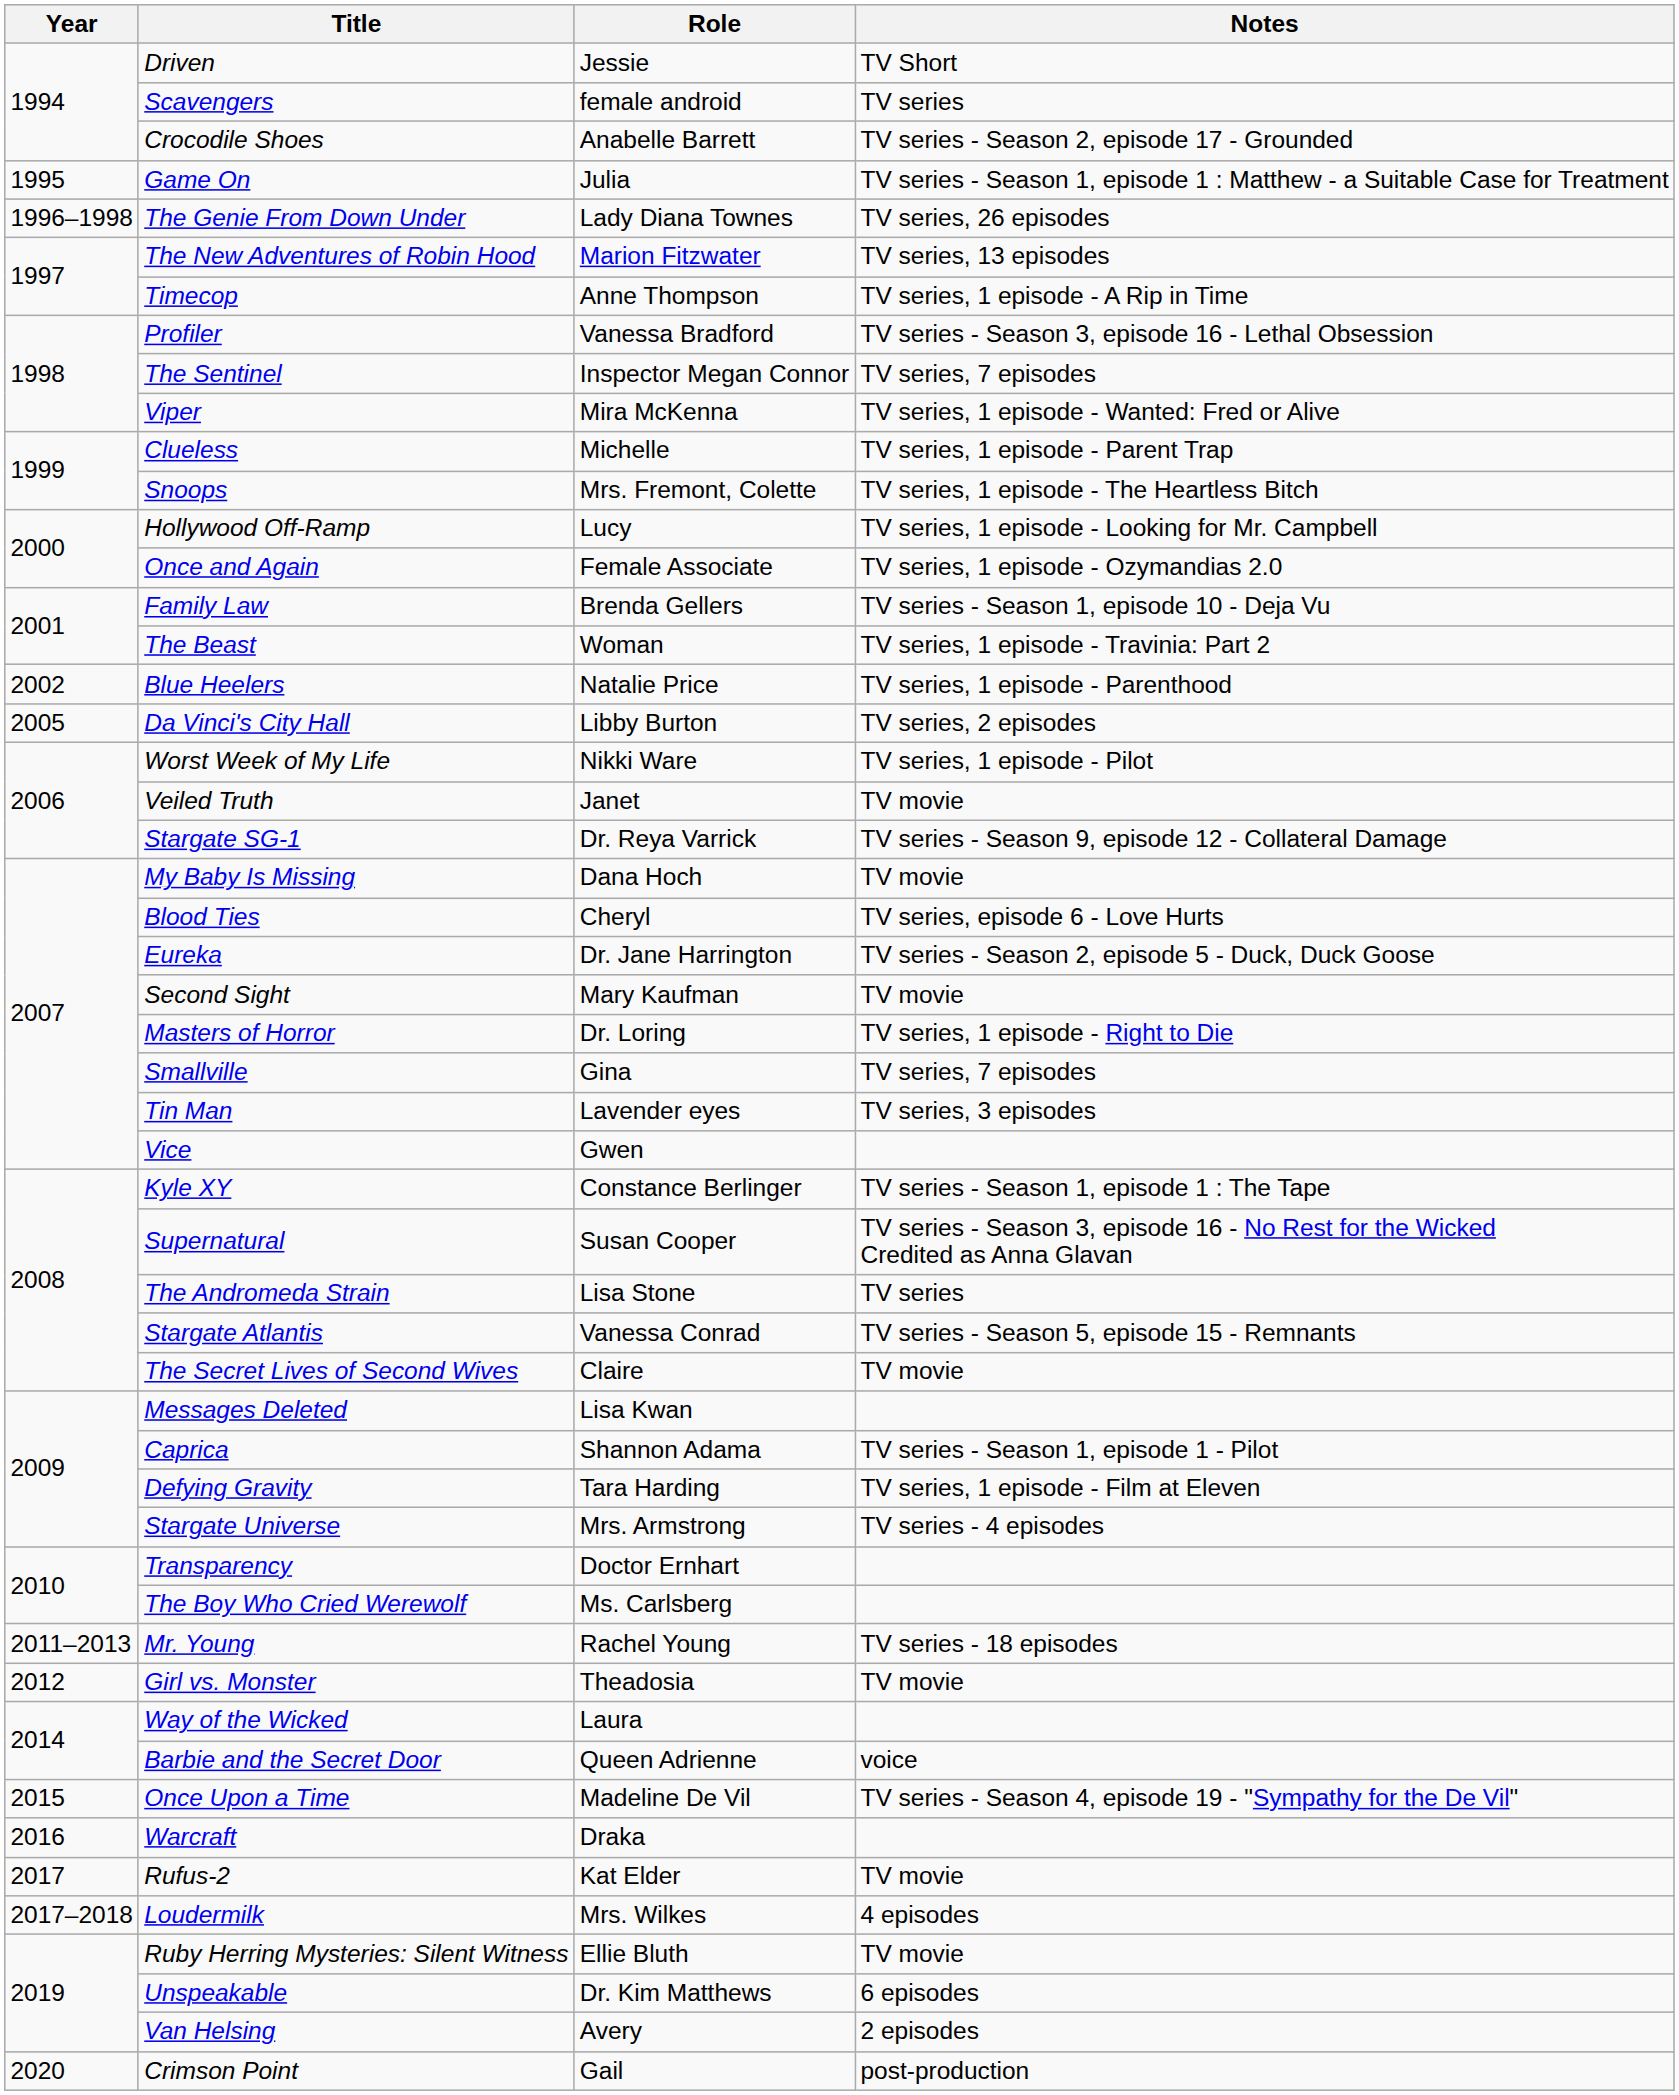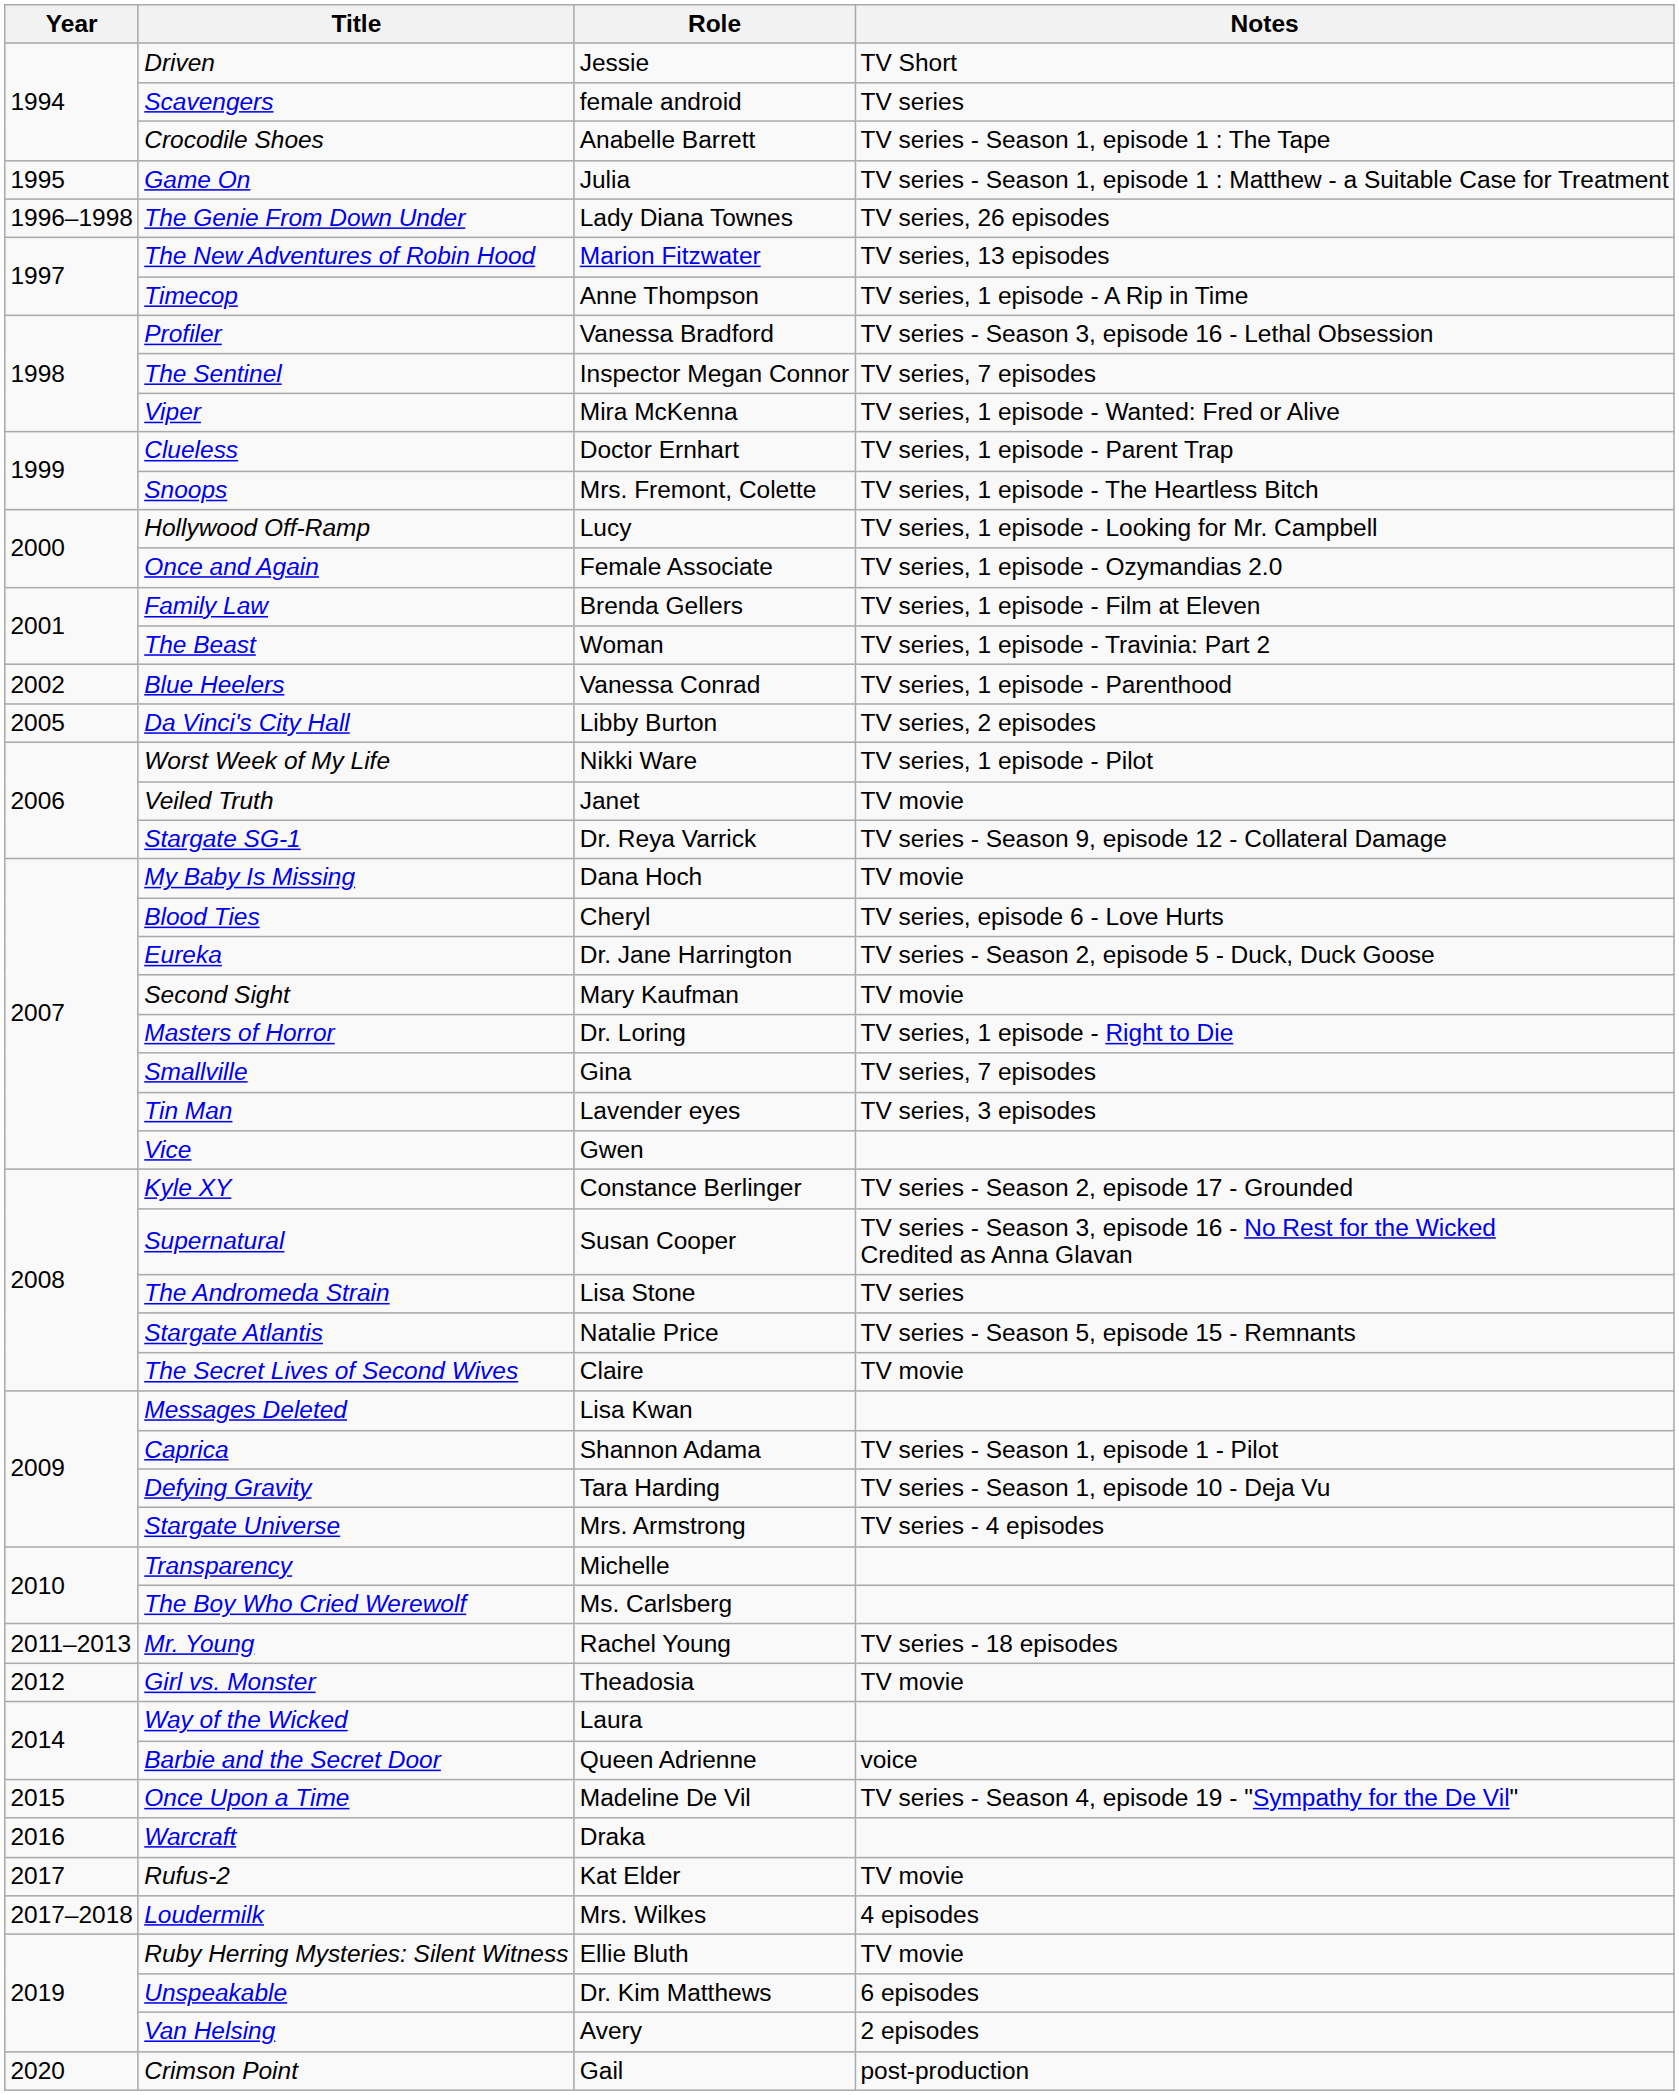(1107, 140) TV series - Season 2, episode 17 - Grounded -> (1095, 140) TV series - Season 1, episode 1 : The Tape
(625, 450) Michelle -> (659, 450) Doctor Ernhart
(1095, 606) TV series - Season 1, episode 10 - Deja Vu -> (1060, 606) TV series, 1 episode - Film at Eleven
(649, 683) Natalie Price -> (670, 683) Vanessa Conrad
(1095, 1188) TV series - Season 1, episode 1 : The Tape -> (1107, 1188) TV series - Season 2, episode 17 - Grounded
(670, 1332) Vanessa Conrad -> (649, 1332) Natalie Price
(1060, 1487) TV series, 1 episode - Film at Eleven -> (1095, 1487) TV series - Season 1, episode 10 - Deja Vu
(659, 1565) Doctor Ernhart -> (625, 1565) Michelle
